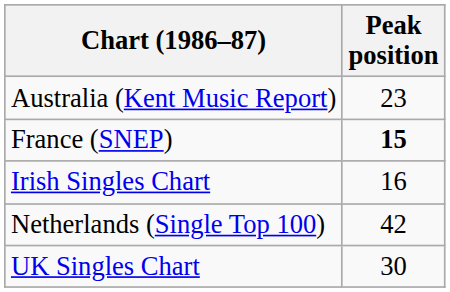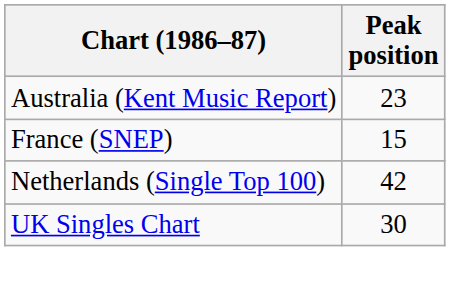(394, 139) bold -> (394, 139) normal
- row: (111, 181)
